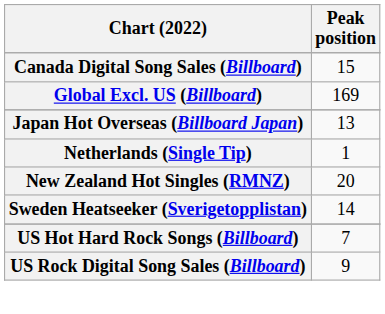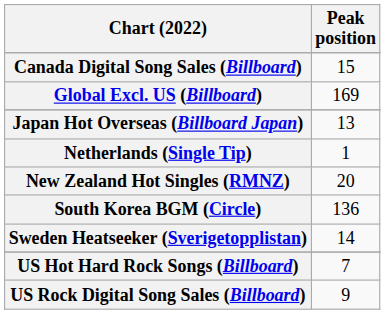+ row: (158, 209)
